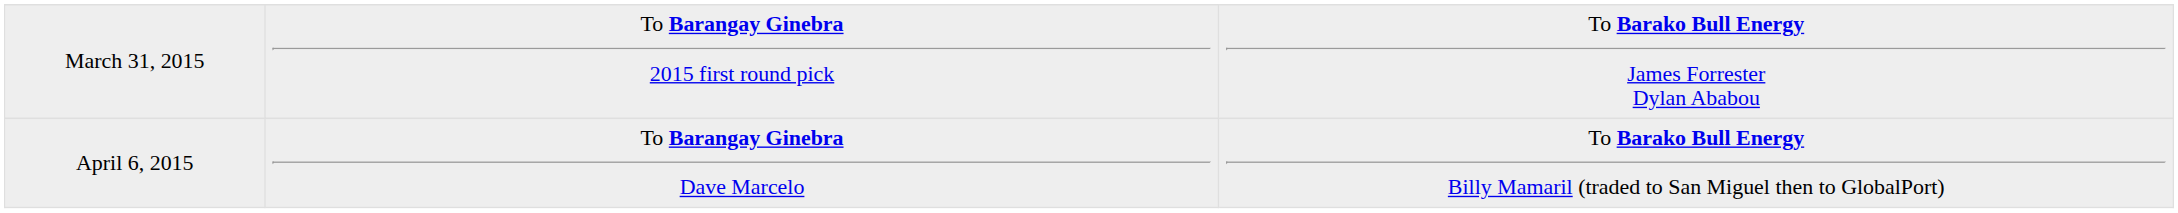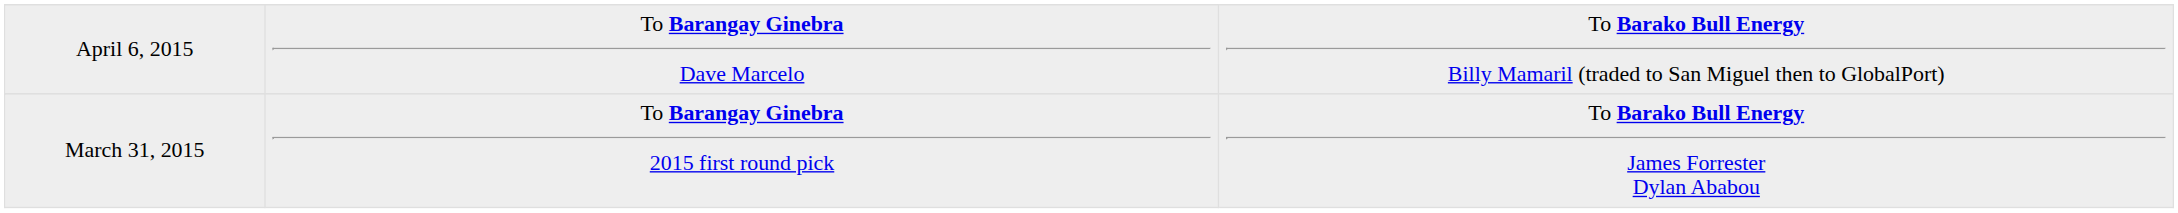rows swapped: (135, 61) <-> (135, 162)
